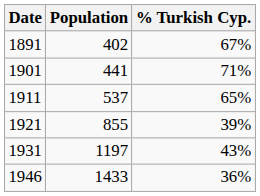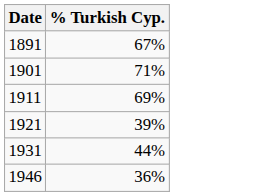- column: (89, 17)
(236, 97) 65% -> (150, 97) 69%
(236, 151) 43% -> (150, 151) 44%
